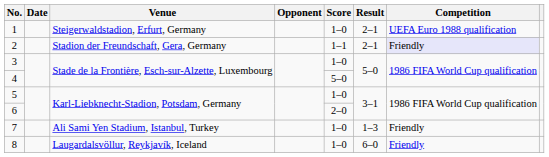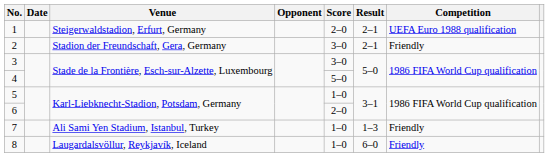(339, 29) 1–0 -> (339, 29) 2–0
(339, 45) 1–1 -> (339, 45) 3–0
(407, 45) lavender background -> (407, 45) no background
(339, 62) 1–0 -> (339, 62) 3–0
